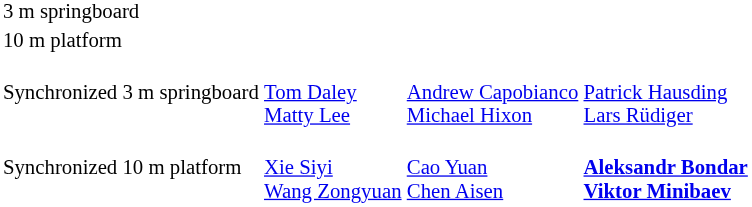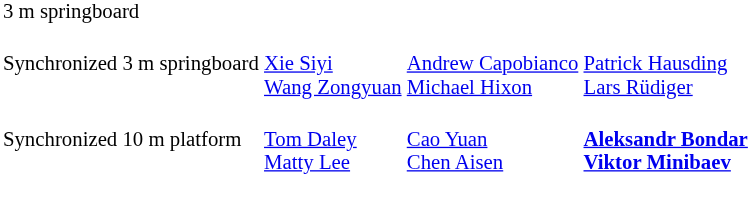- row: (62, 40)
(310, 103) Tom Daley Matty Lee -> (333, 75) Xie Siyi Wang Zongyuan
(333, 179) Xie Siyi Wang Zongyuan -> (310, 150) Tom Daley Matty Lee
